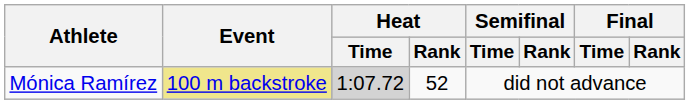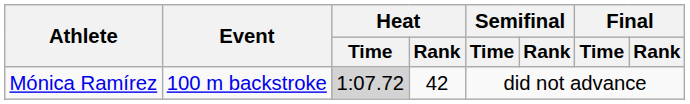(247, 83) khaki background -> (247, 83) no background
(437, 83) 52 -> (437, 83) 42
